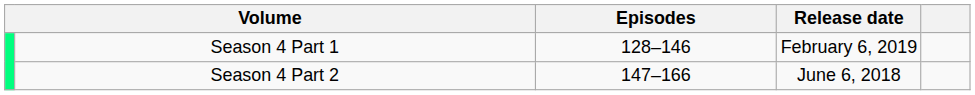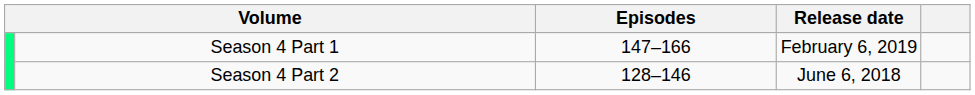(656, 47) 128–146 -> (656, 47) 147–166
(656, 75) 147–166 -> (656, 75) 128–146
